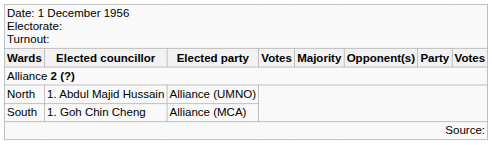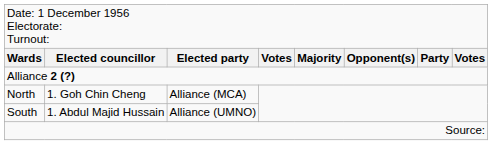(106, 94) 1. Abdul Majid Hussain -> (96, 94) 1. Goh Chin Cheng
(213, 94) Alliance (UMNO) -> (208, 94) Alliance (MCA)
(96, 112) 1. Goh Chin Cheng -> (106, 112) 1. Abdul Majid Hussain
(208, 112) Alliance (MCA) -> (213, 112) Alliance (UMNO)
